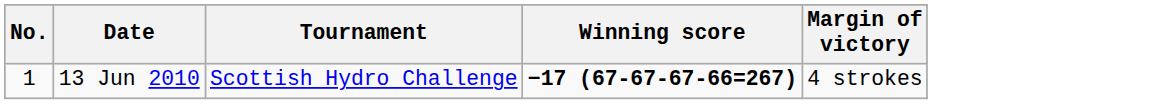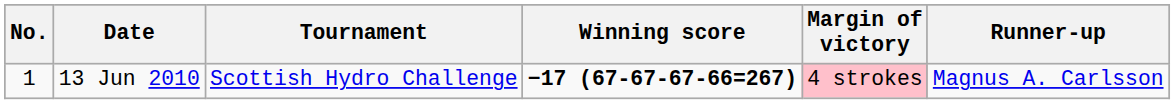+ column: (1048, 35)
(865, 81) no background -> (865, 81) pink background
